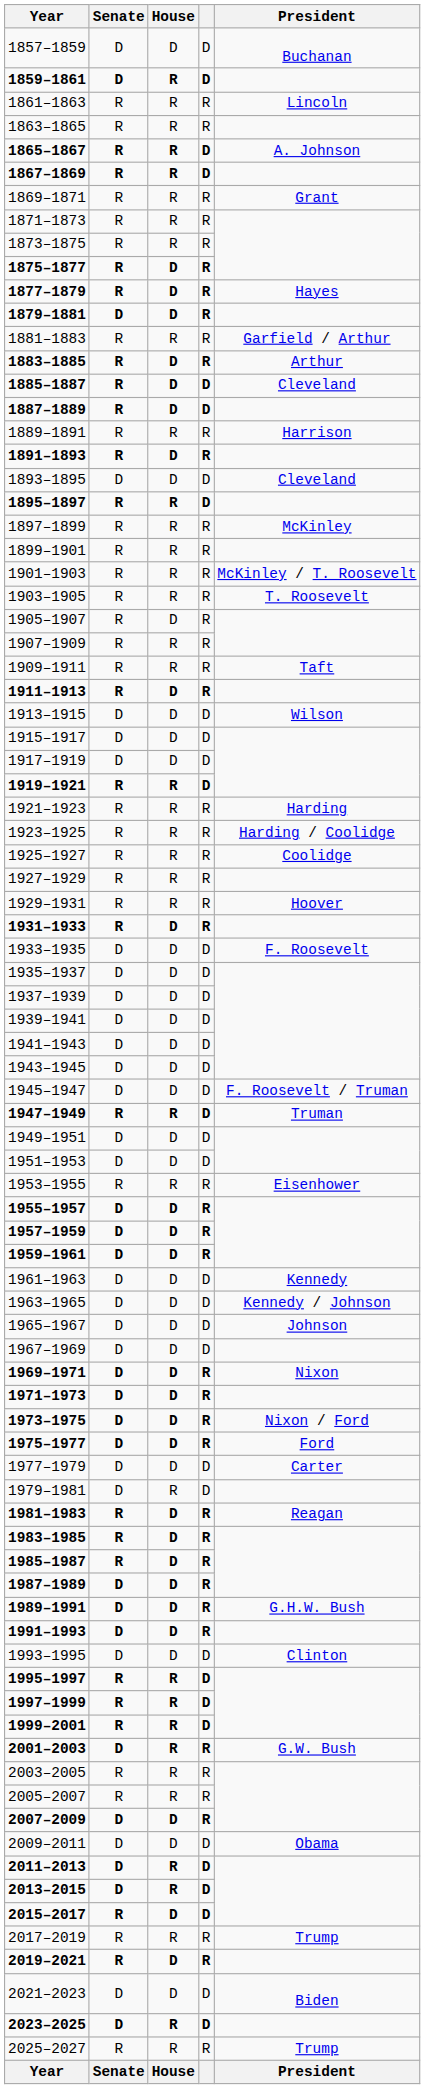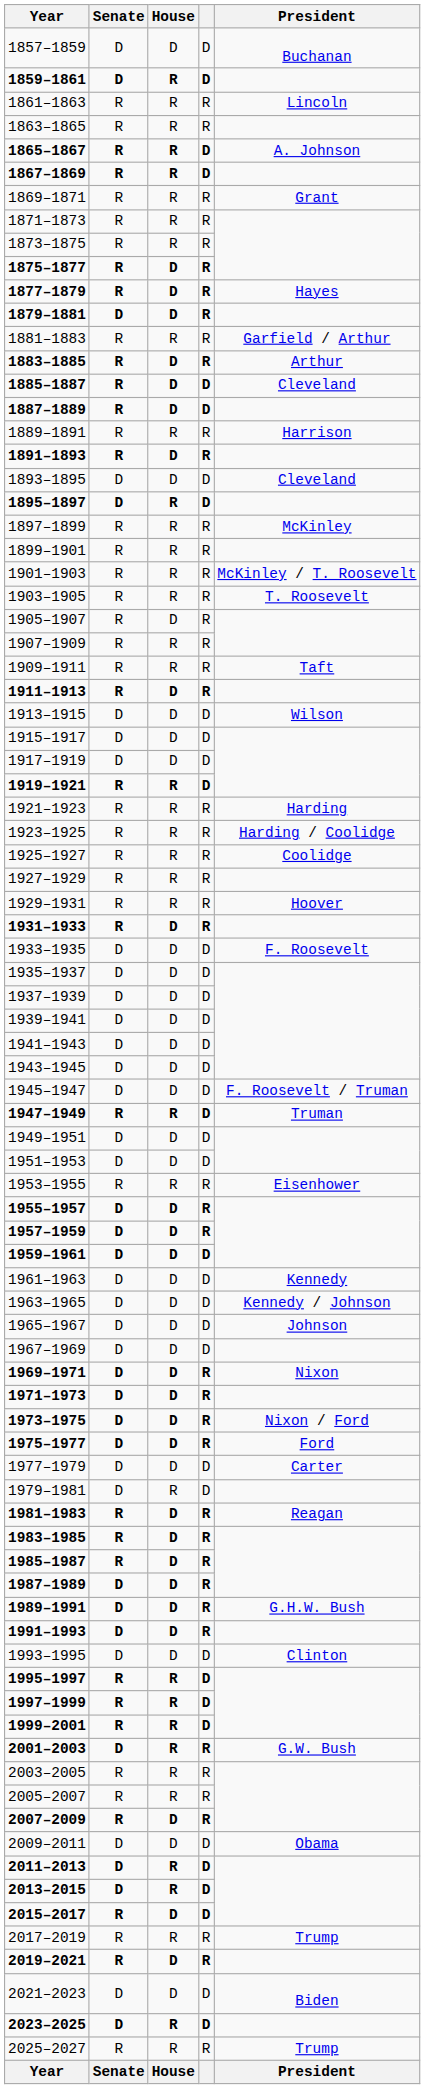(119, 503) R -> (119, 503) D
(206, 1256) R -> (206, 1256) D
(119, 1820) D -> (119, 1820) R
